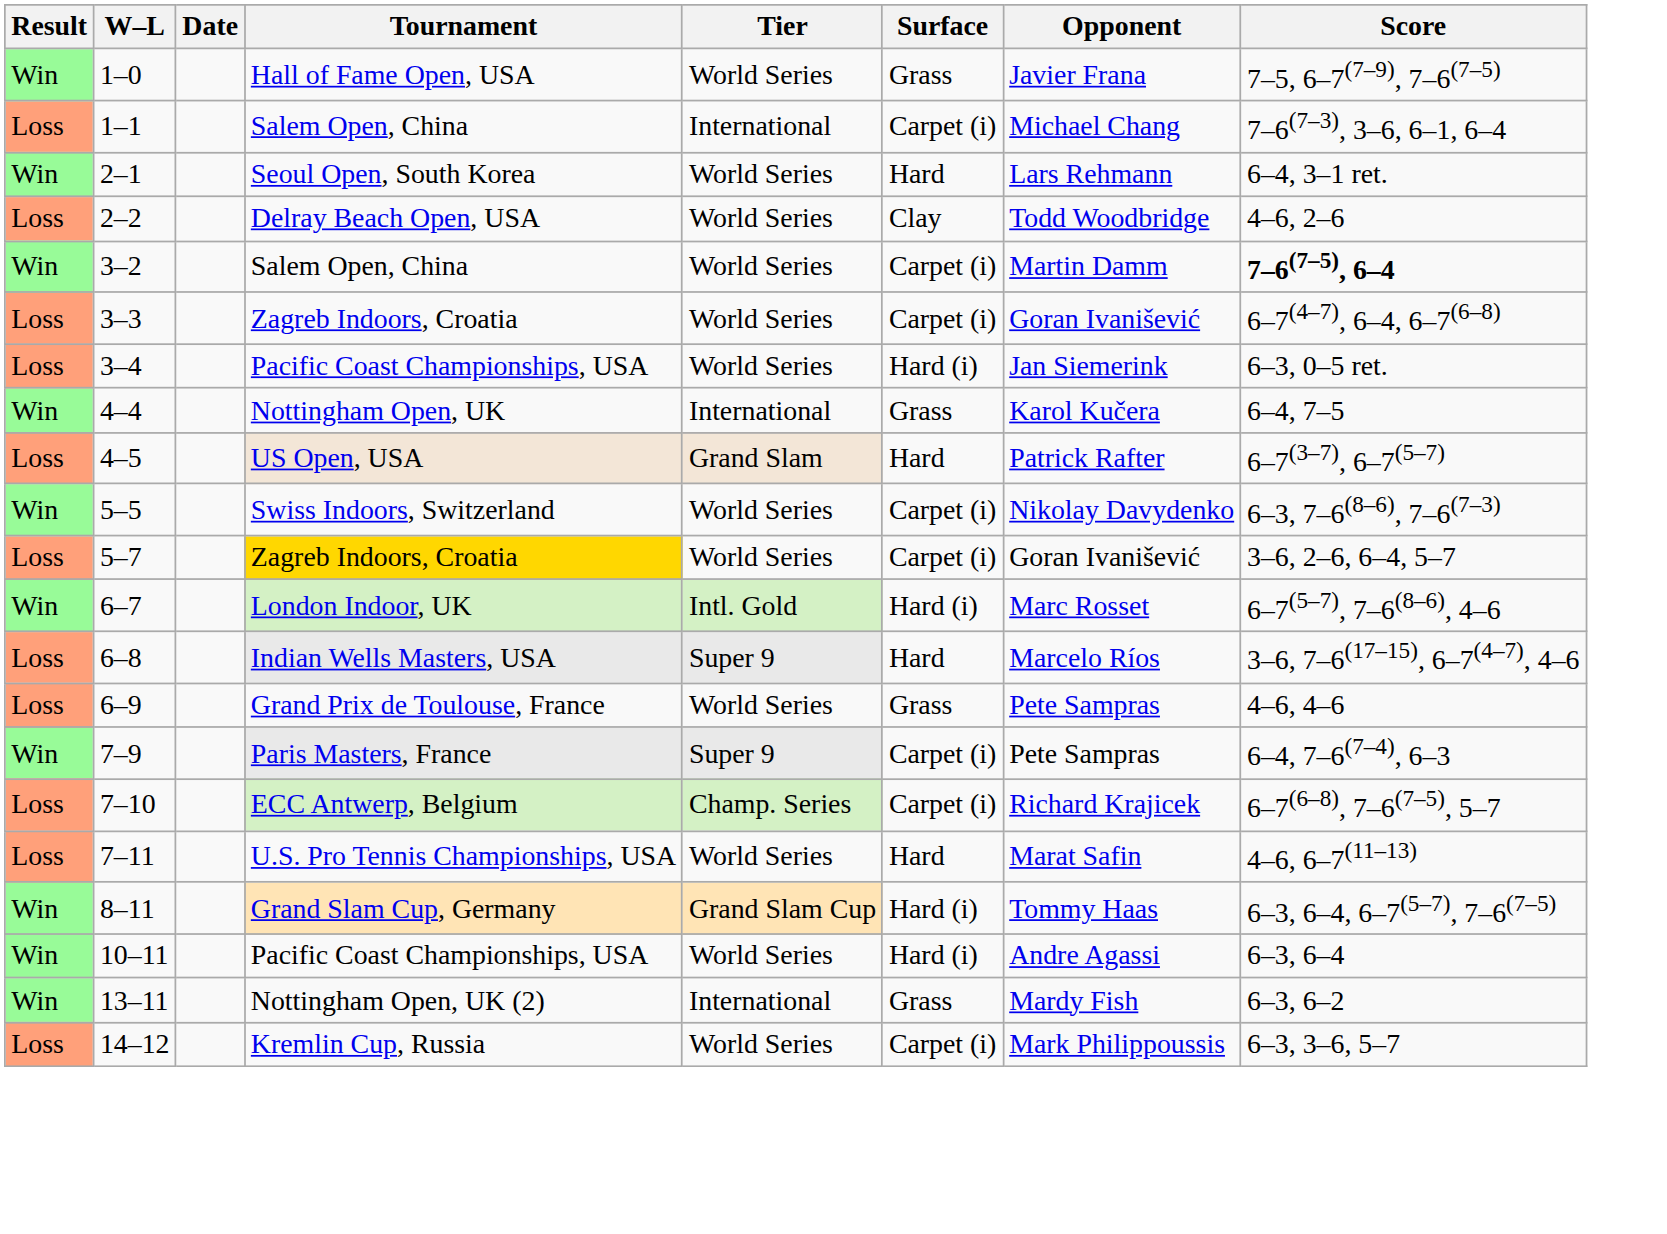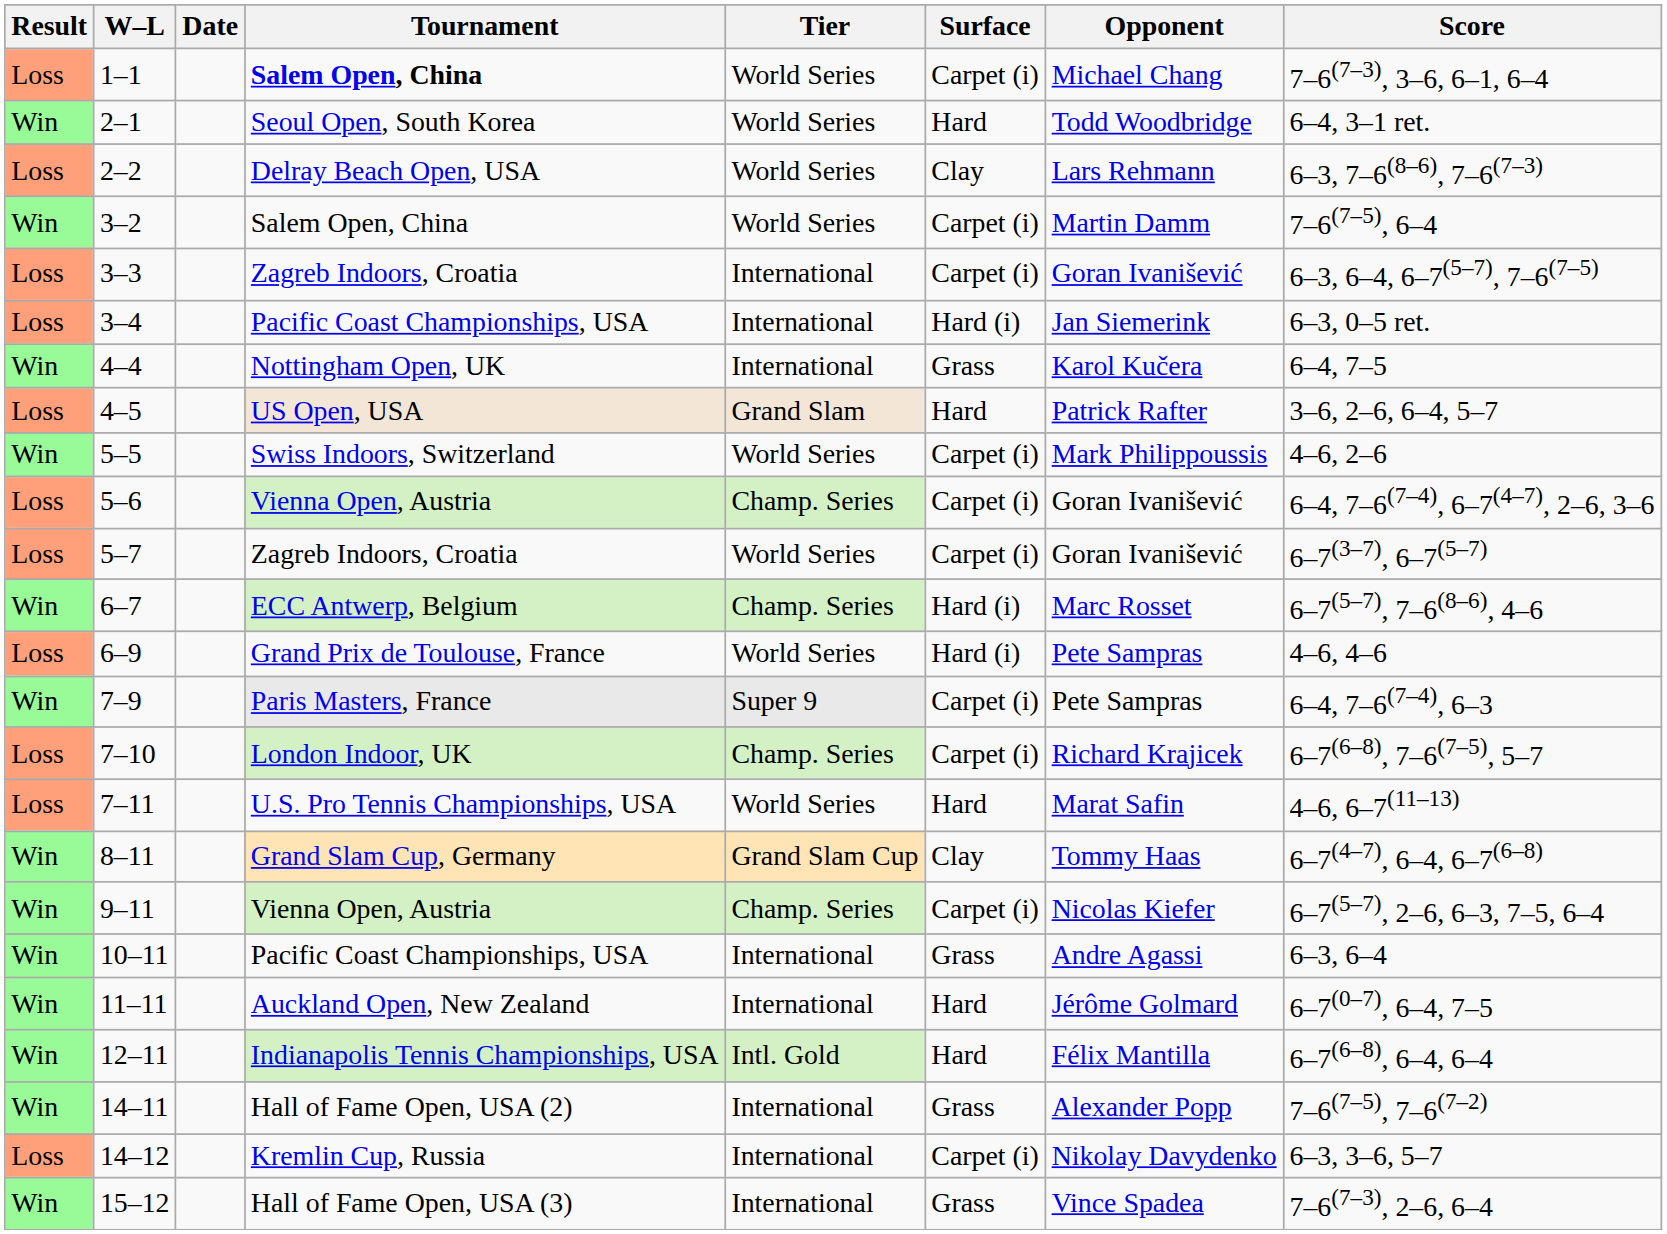- row: (121, 74)
(359, 126) normal -> (366, 74) bold
(760, 126) International -> (803, 74) World Series
(1091, 174) Lars Rehmann -> (1152, 122) Todd Woodbridge
(1109, 218) Todd Woodbridge -> (1133, 170) Lars Rehmann
(1296, 218) 4–6, 2–6 -> (1416, 170) 6–3, 7–6(8–6), 7–6(7–3)
(1321, 266) bold -> (1363, 222) normal
(761, 317) World Series -> (803, 273) International
(1374, 317) 6–7(4–7), 6–4, 6–7(6–8) -> (1444, 273) 6–3, 6–4, 6–7(5–7), 7–6(7–5)
(761, 365) World Series -> (803, 321) International
(1346, 457) 6–7(3–7), 6–7(5–7) -> (1394, 409) 3–6, 2–6, 6–4, 5–7
(1122, 509) Nikolay Davydenko -> (1160, 454) Mark Philippoussis
(1374, 509) 6–3, 7–6(8–6), 7–6(7–3) -> (1338, 454) 4–6, 2–6
+ row: (121, 501)
(384, 557) gold background -> (384, 553) no background
(1351, 557) 3–6, 2–6, 6–4, 5–7 -> (1388, 553) 6–7(3–7), 6–7(5–7)
(361, 605) London Indoor, UK -> (384, 605) ECC Antwerp, Belgium
(743, 605) Intl. Gold -> (813, 605) Champ. Series
- row: (121, 657)
(921, 704) Grass -> (976, 653) Hard (i)
(384, 804) ECC Antwerp, Belgium -> (361, 752) London Indoor, UK
(933, 907) Hard (i) -> (958, 856) Clay
(1402, 907) 6–3, 6–4, 6–7(5–7), 7–6(7–5) -> (1416, 856) 6–7(4–7), 6–4, 6–7(6–8)
+ row: (127, 907)
(761, 955) World Series -> (803, 955) International
(933, 955) Hard (i) -> (963, 955) Grass
+ row: (134, 1003)
+ row: (134, 1055)
- row: (134, 999)
+ row: (134, 1107)
(761, 1044) World Series -> (803, 1155) International
(1117, 1044) Mark Philippoussis -> (1164, 1155) Nikolay Davydenko
+ row: (135, 1202)
